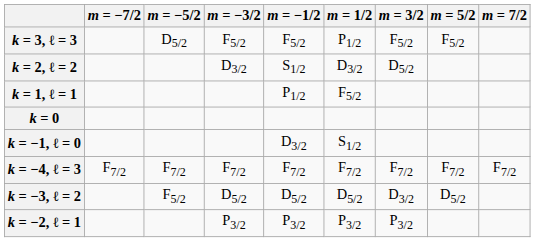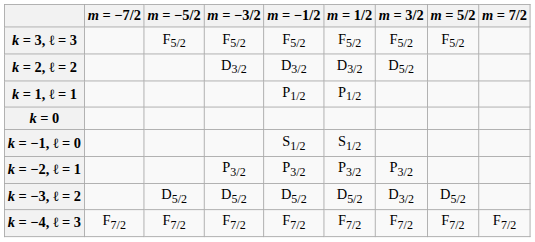(174, 40) D5/2 -> (174, 40) F5/2
(350, 40) P1/2 -> (350, 40) F5/2
(294, 67) S1/2 -> (294, 67) D3/2
(350, 93) F5/2 -> (350, 93) P1/2
(294, 143) D3/2 -> (294, 143) S1/2
rows swapped: (44, 223) <-> (44, 169)
(174, 196) F5/2 -> (174, 196) D5/2
